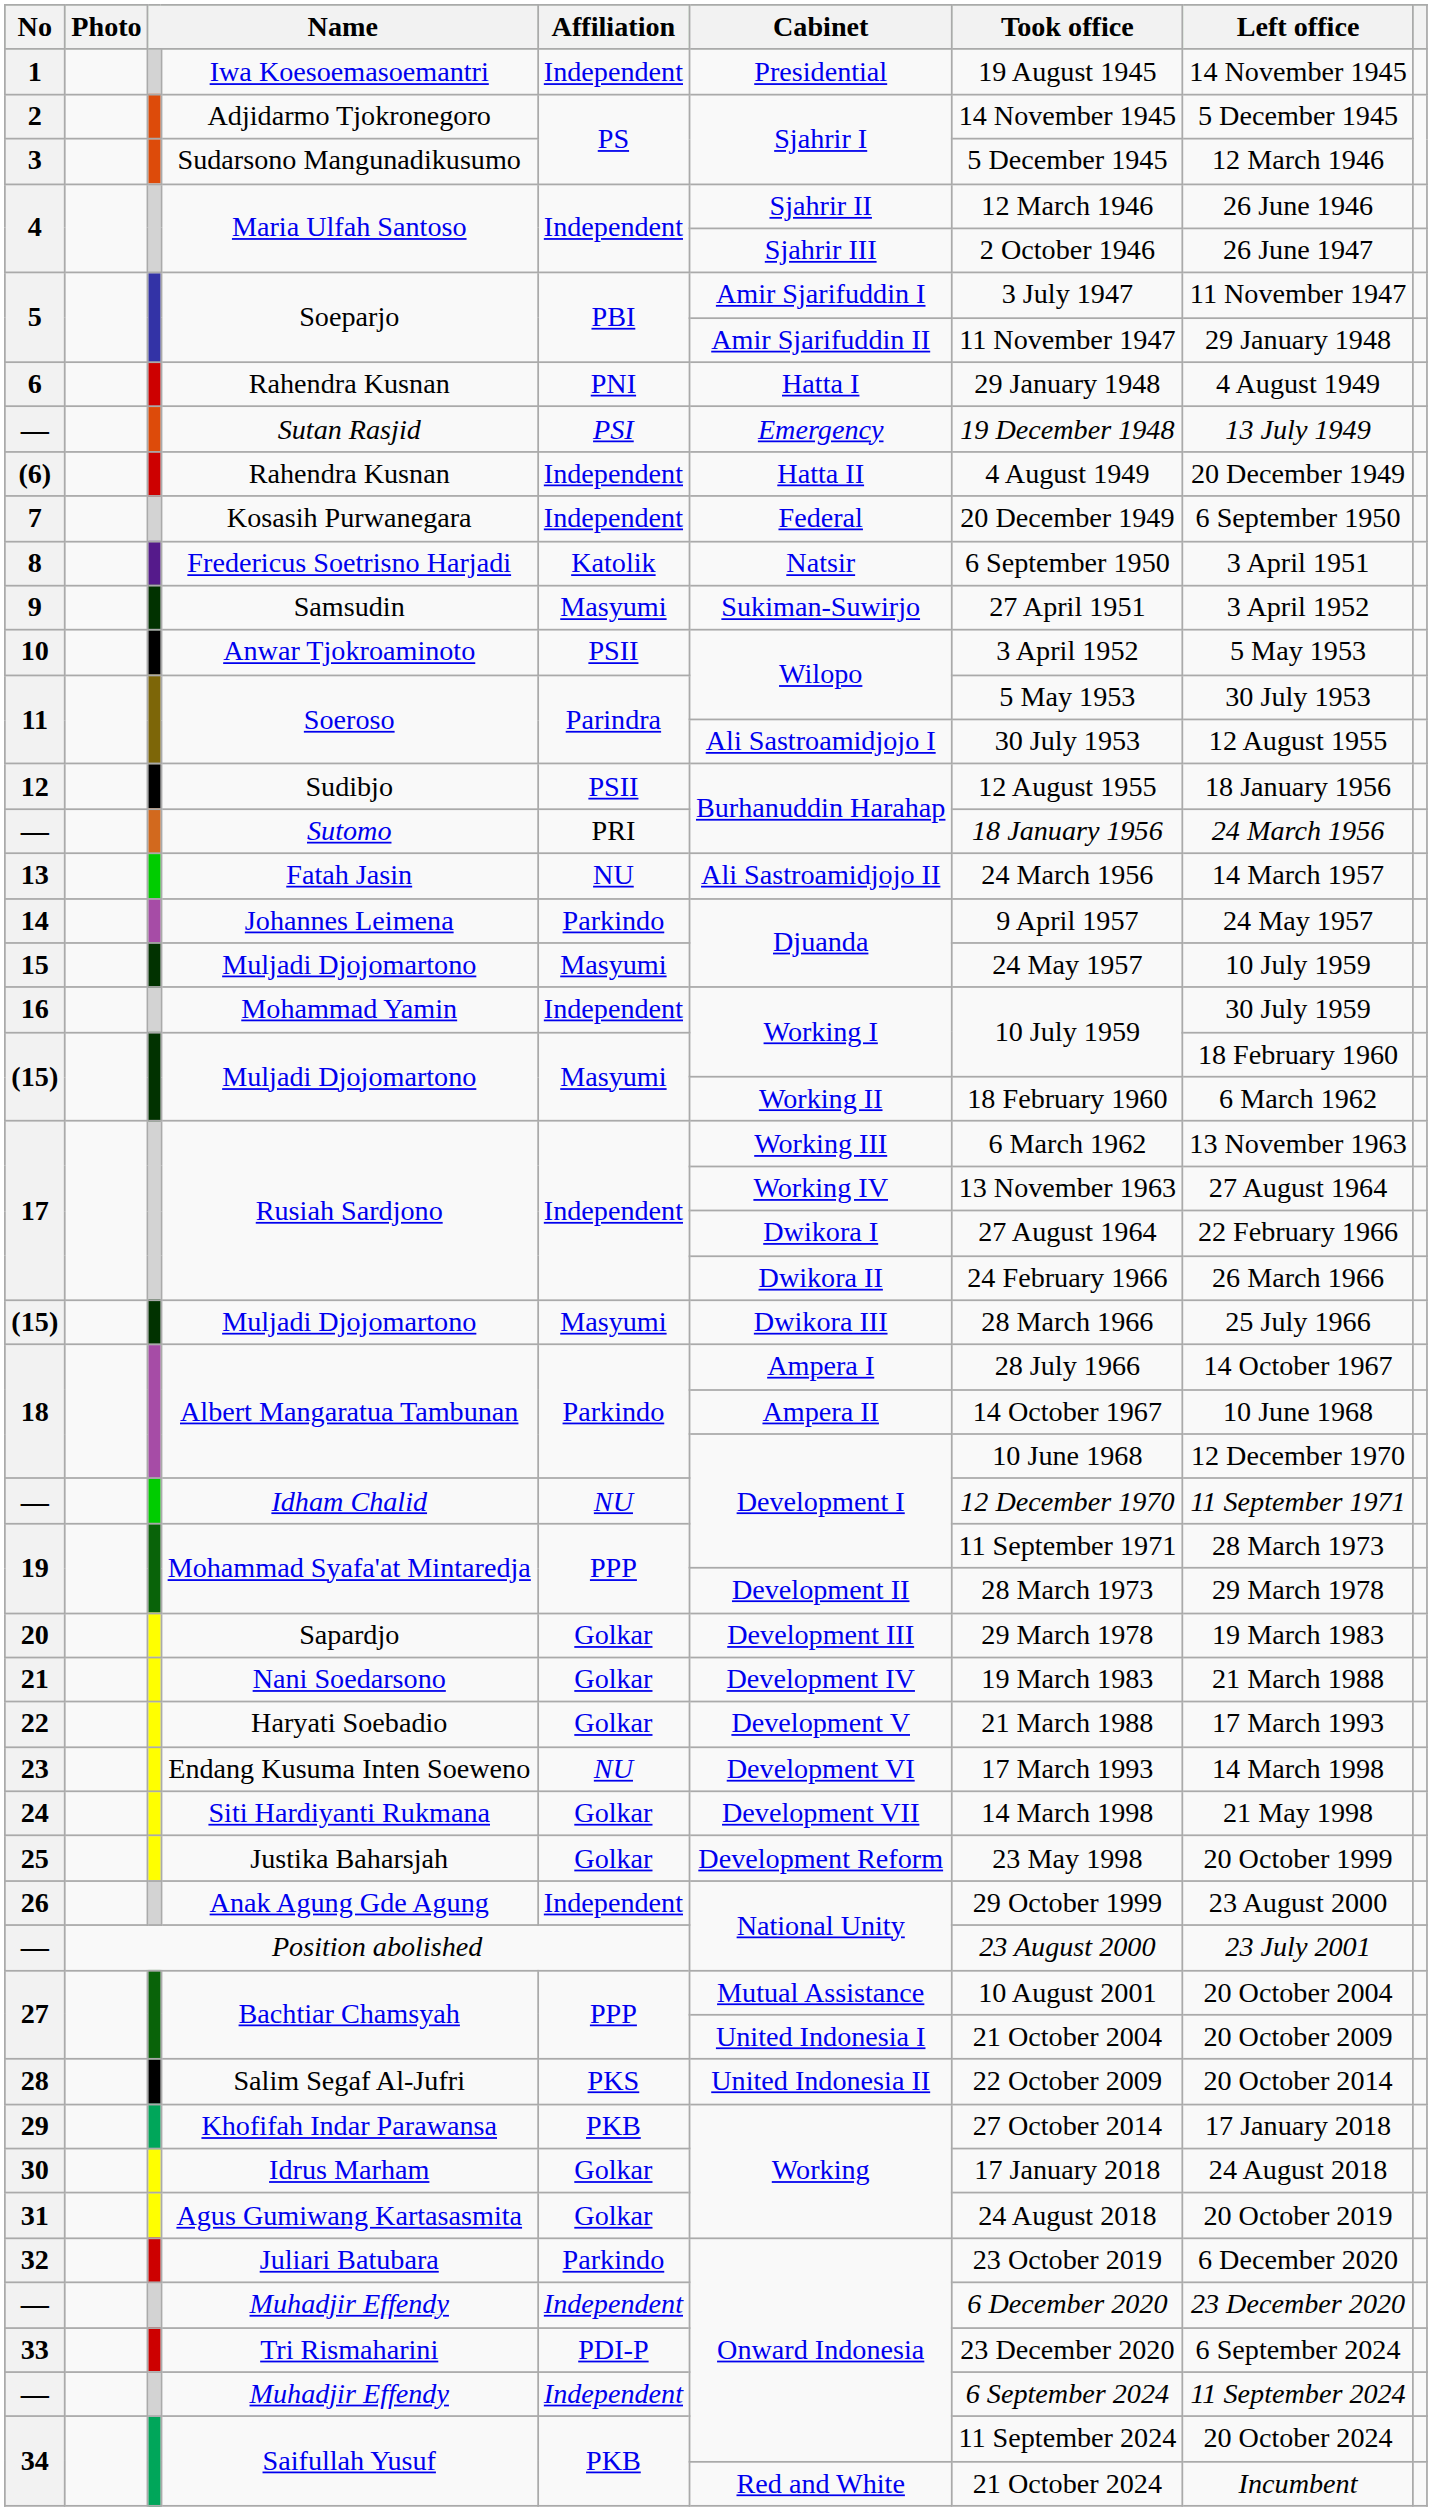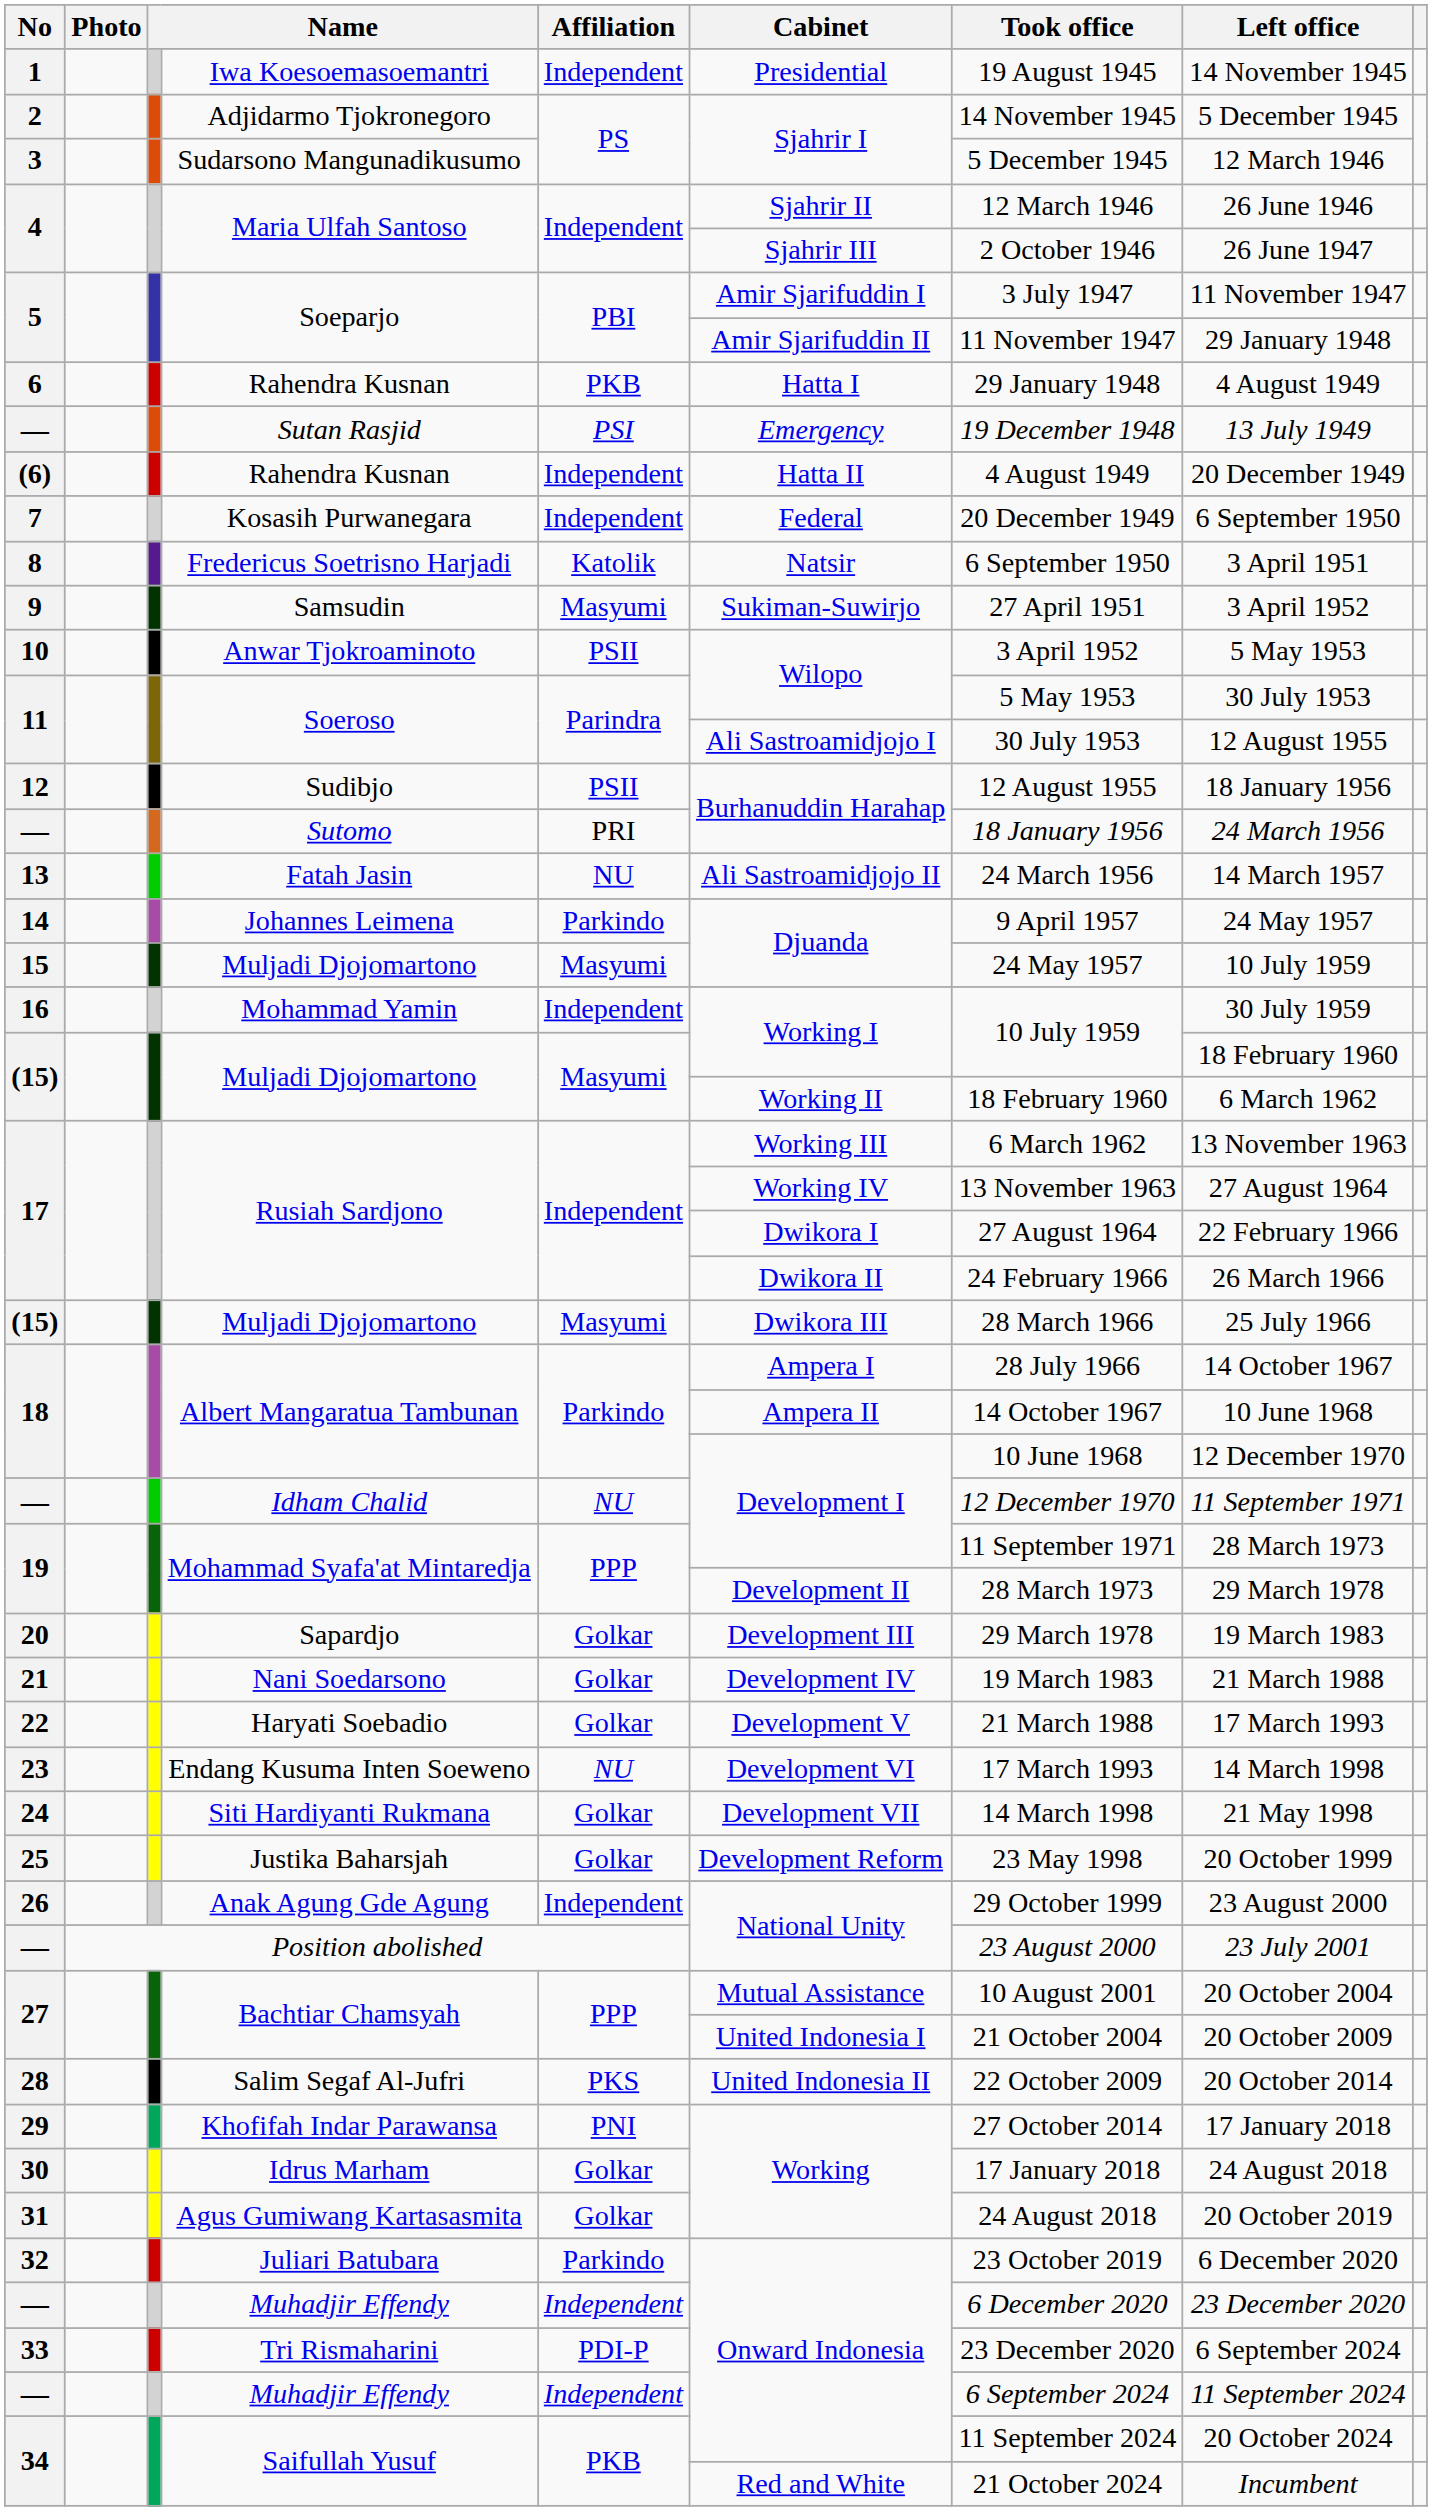(613, 384) PNI -> (613, 384) PKB
(613, 2125) PKB -> (613, 2125) PNI
